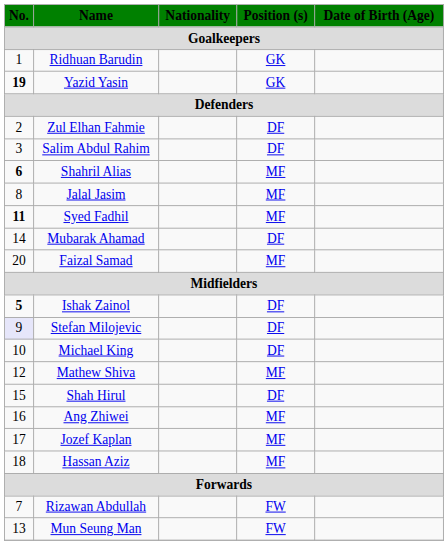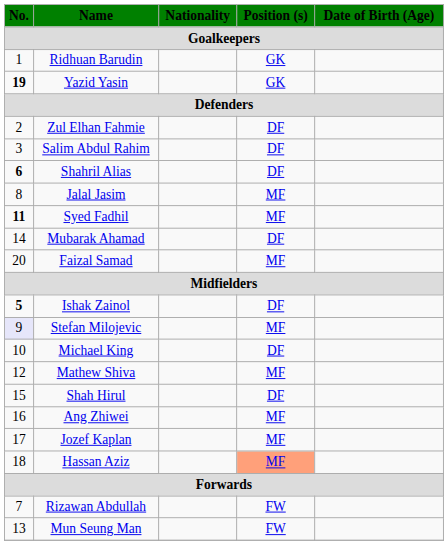(276, 172) MF -> (276, 172) DF
(276, 328) DF -> (276, 328) MF
(276, 462) no background -> (276, 462) lightsalmon background
